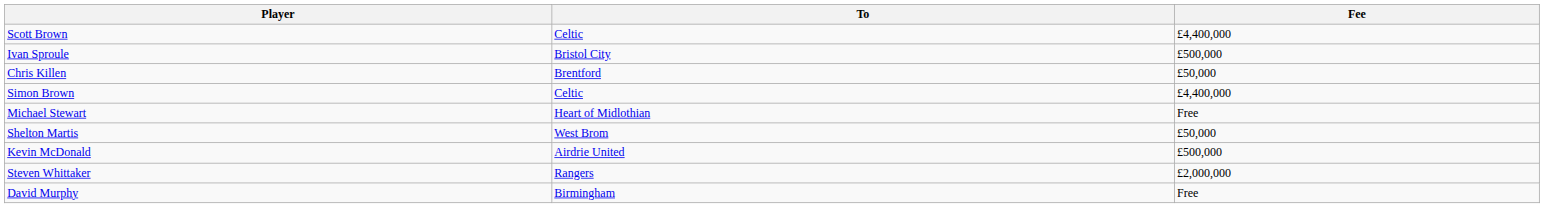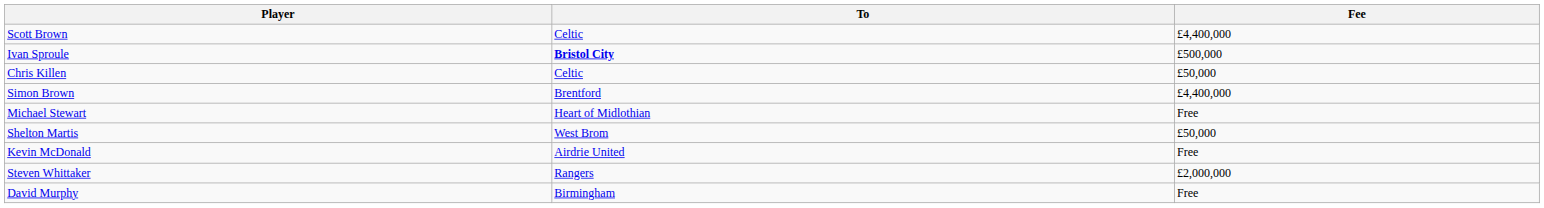(582, 54) normal -> (584, 54) bold
(578, 73) Brentford -> (569, 73) Celtic
(569, 93) Celtic -> (578, 93) Brentford
(1200, 153) £500,000 -> (1188, 153) Free
